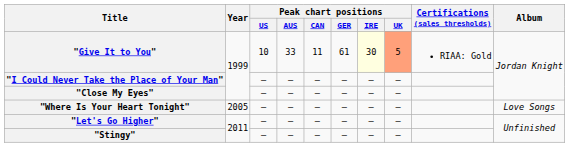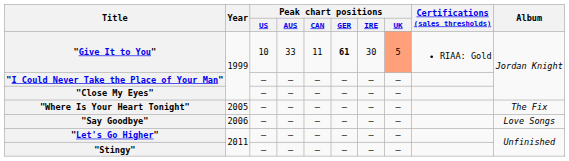(344, 52) normal -> (344, 52) bold
(371, 52) lightyellow background -> (371, 52) no background
(529, 107) Love Songs -> (529, 107) The Fix
+ row: (115, 121)
